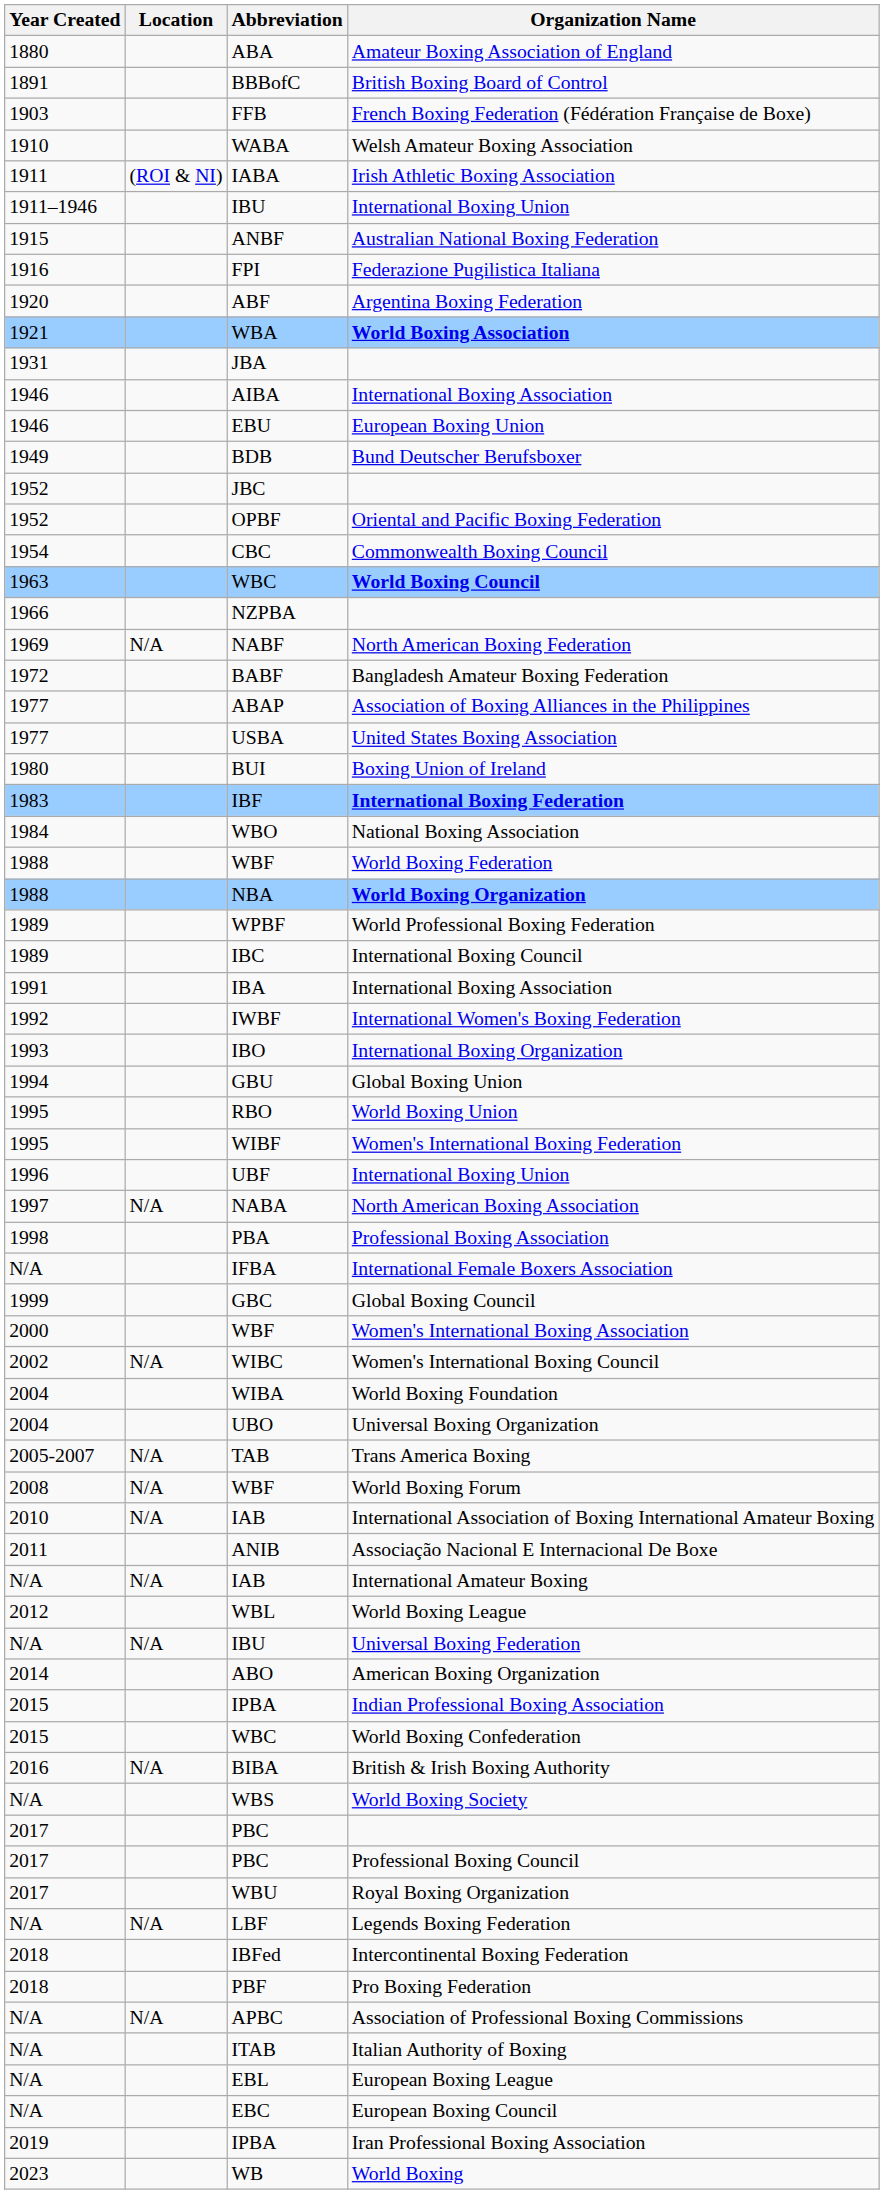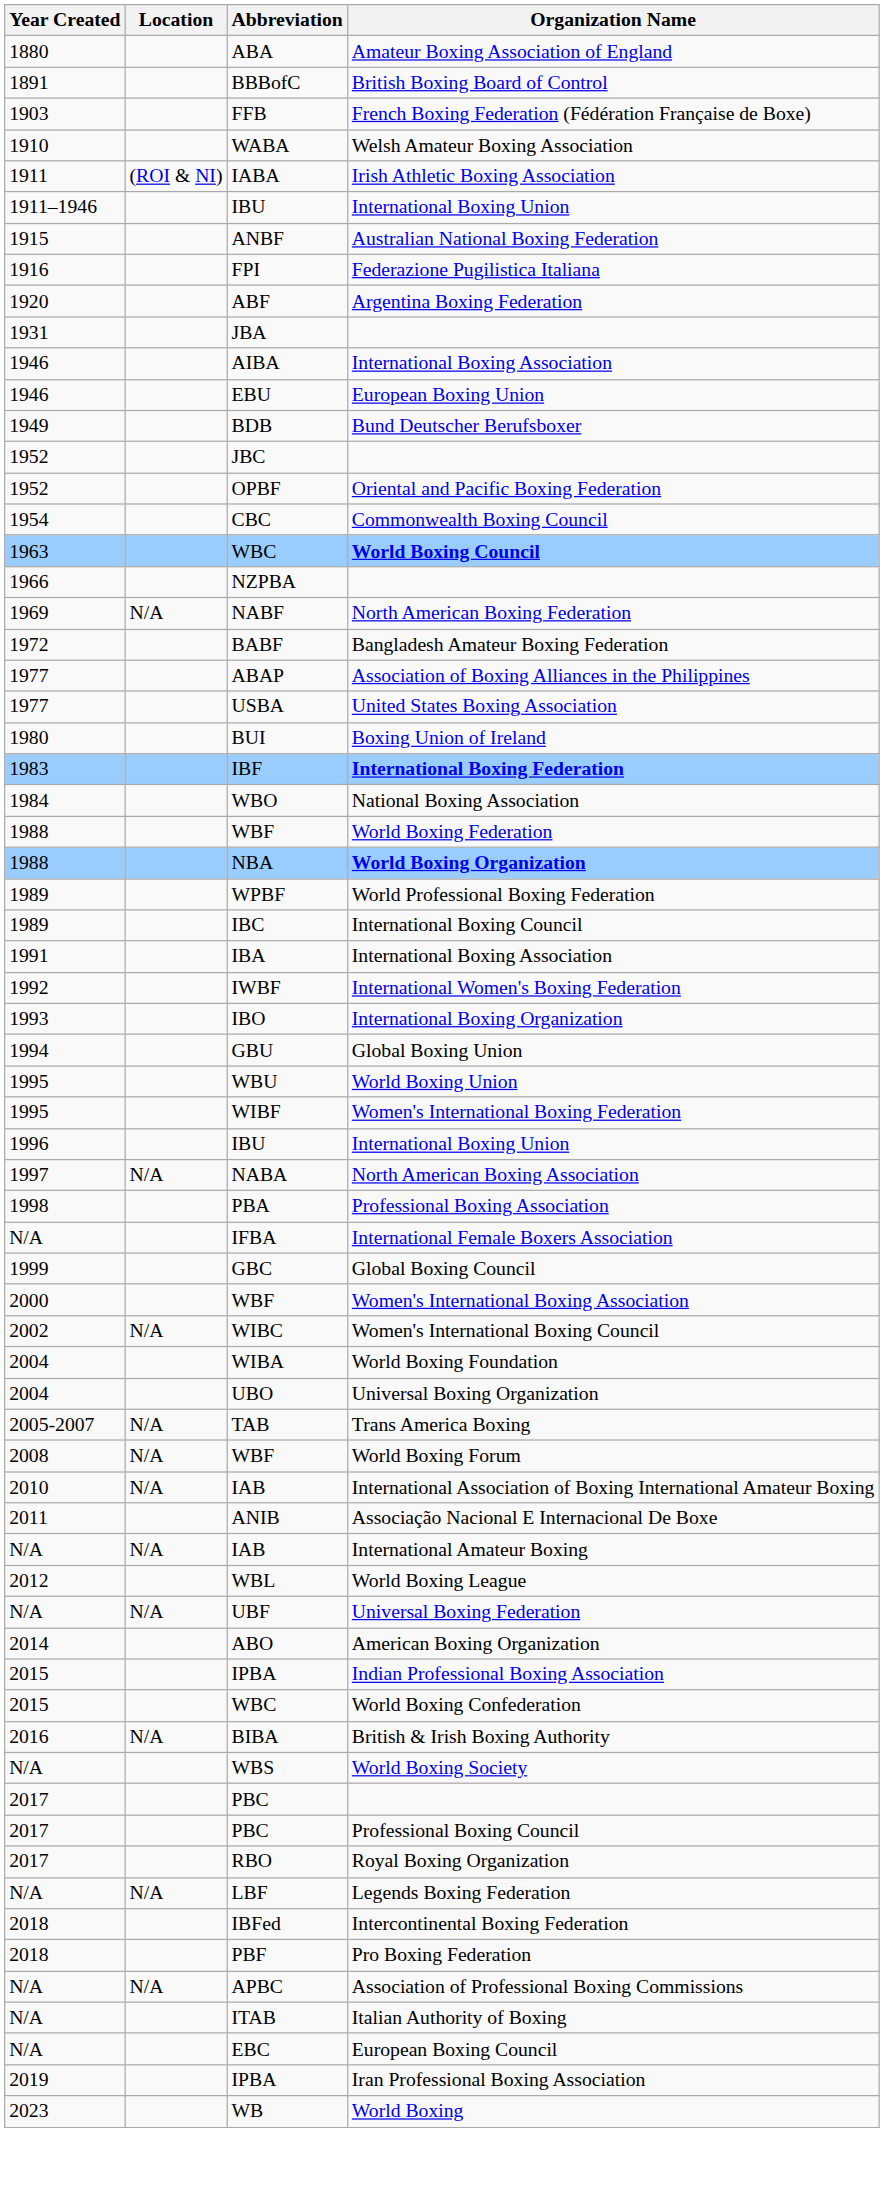- row: (29, 332)
(252, 1112) RBO -> (255, 1081) WBU
(251, 1174) UBF -> (249, 1143) IBU
(249, 1643) IBU -> (251, 1611) UBF
(255, 1892) WBU -> (252, 1861) RBO
- row: (26, 2080)
